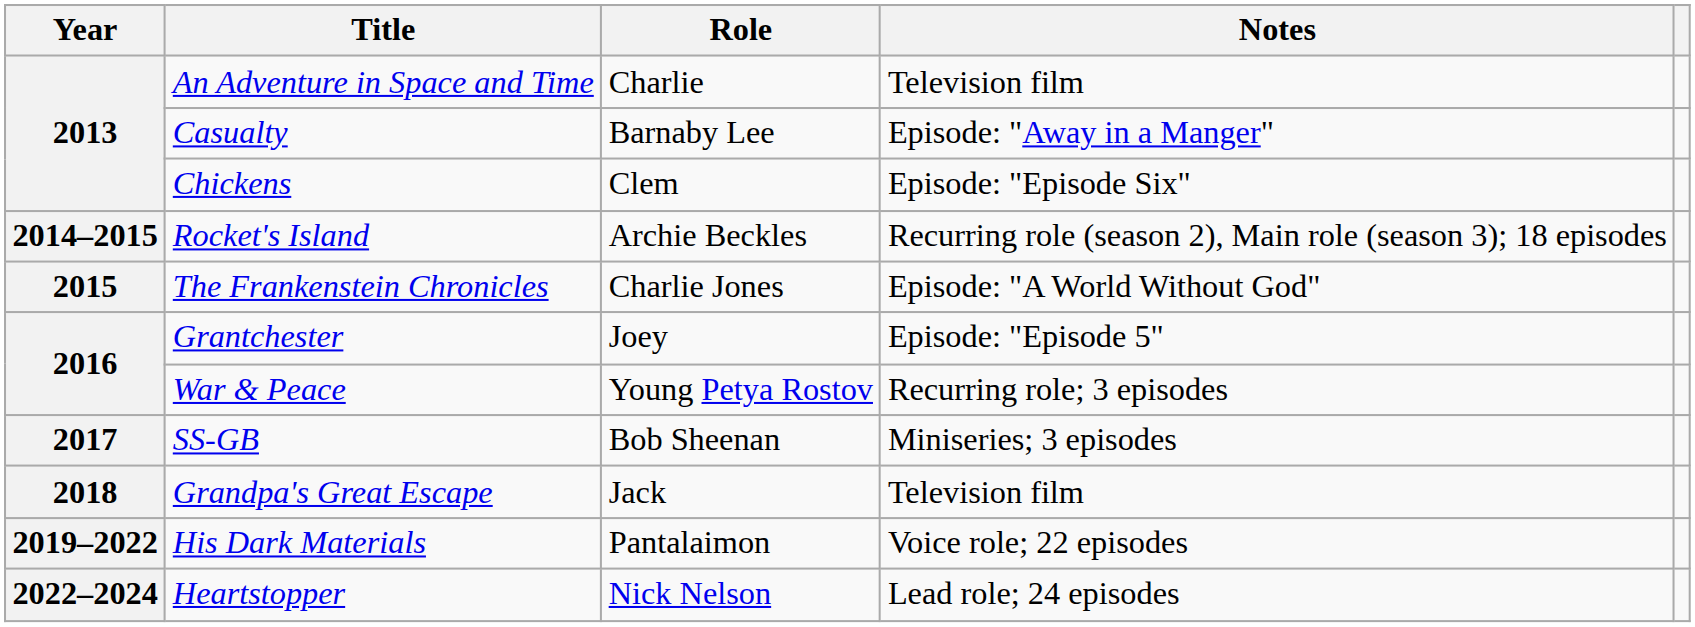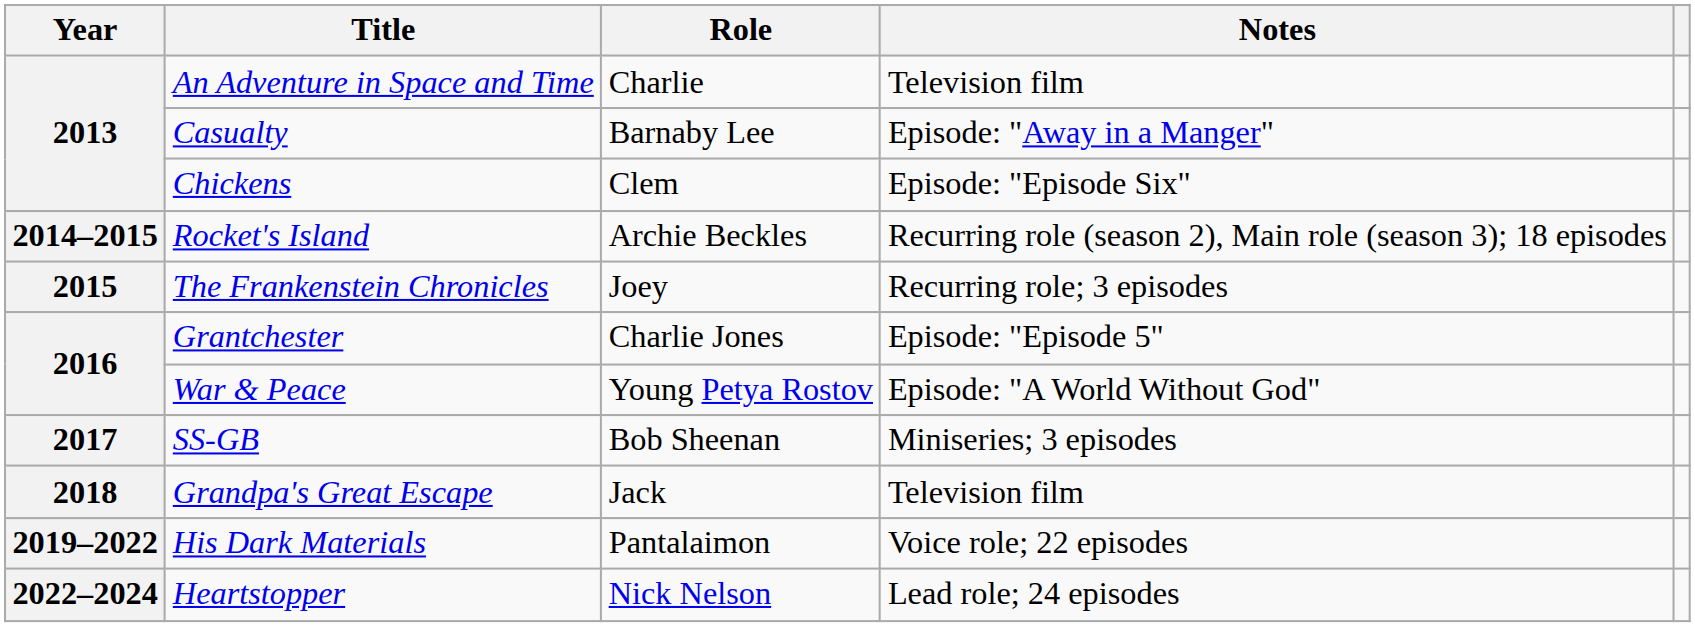(696, 286) Charlie Jones -> (638, 286) Joey
(1104, 286) Episode: "A World Without God" -> (1058, 286) Recurring role; 3 episodes
(638, 337) Joey -> (696, 337) Charlie Jones
(1058, 388) Recurring role; 3 episodes -> (1104, 388) Episode: "A World Without God"
